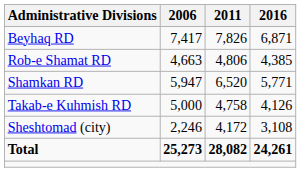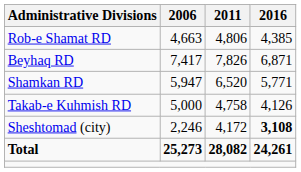rows swapped: (41, 37) <-> (59, 60)
(276, 127) normal -> (276, 127) bold
